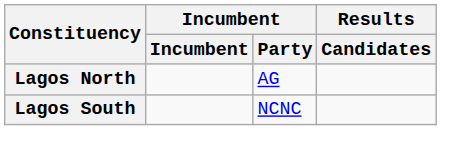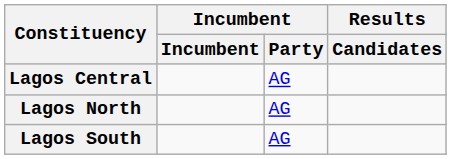+ row: (81, 79)
(280, 109) NCNC -> (280, 139) AG
